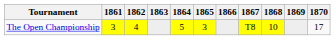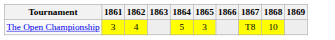- column: (319, 12)
